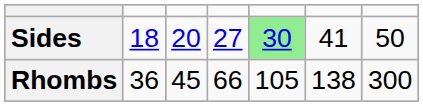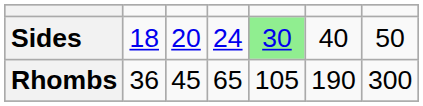(228, 37) 27 -> (228, 37) 24
(334, 37) 41 -> (334, 37) 40
(228, 79) 66 -> (228, 79) 65
(334, 79) 138 -> (334, 79) 190
